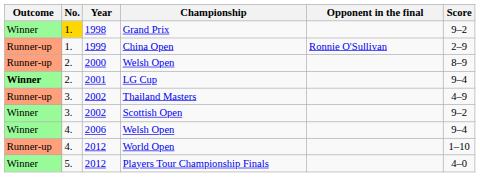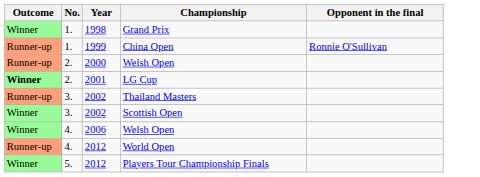- column: (459, 12)
(68, 29) gold background -> (68, 29) no background
